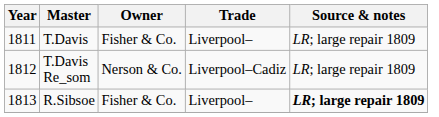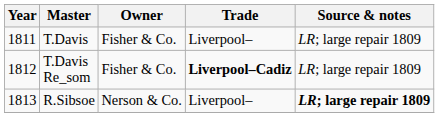(142, 69) Nerson & Co. -> (139, 69) Fisher & Co.
(237, 69) normal -> (240, 69) bold
(139, 100) Fisher & Co. -> (142, 100) Nerson & Co.
